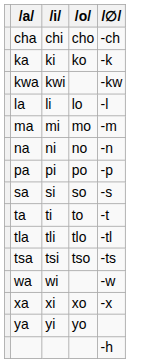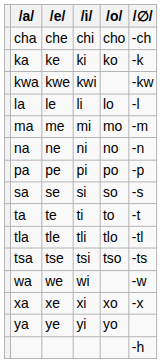+ column: (58, 15)
